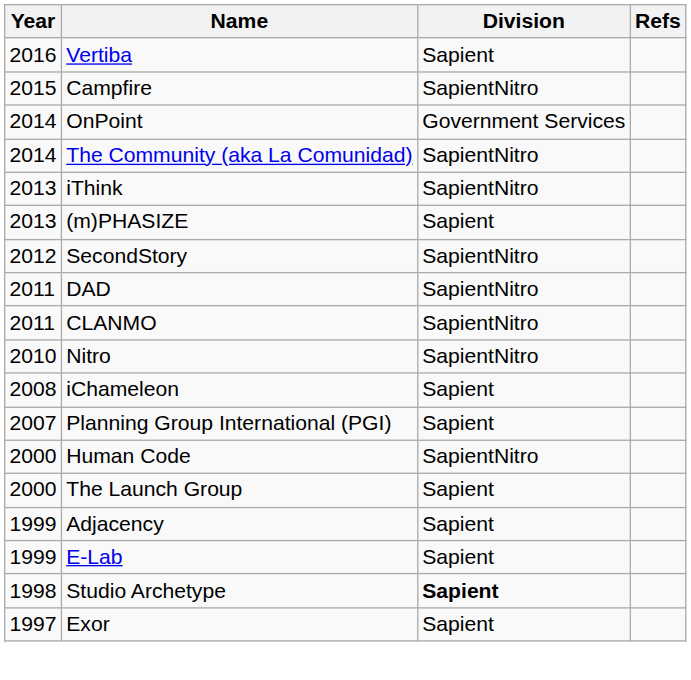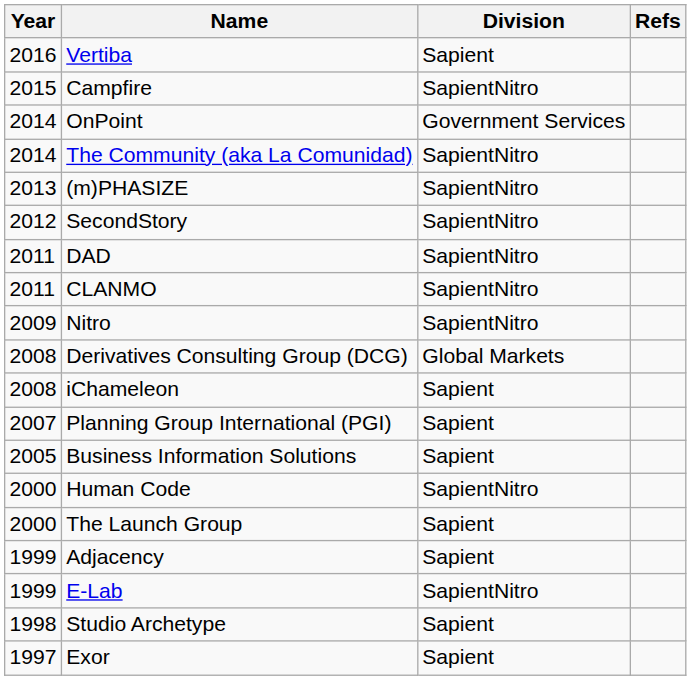- row: (94, 188)
(458, 222) Sapient -> (480, 188) SapientNitro
(33, 356) 2010 -> (33, 322) 2009
+ row: (237, 356)
+ row: (211, 456)
(458, 557) Sapient -> (480, 590) SapientNitro
(460, 590) bold -> (458, 624) normal
